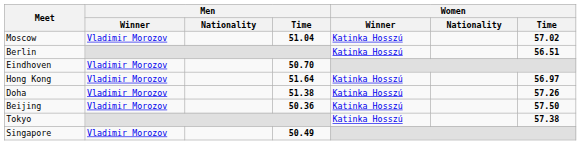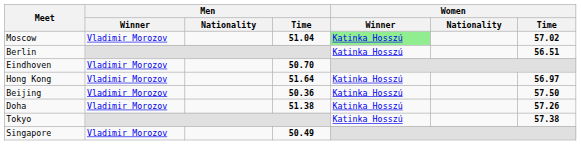(368, 38) no background -> (368, 38) lightgreen background
rows swapped: (16, 92) <-> (24, 106)
